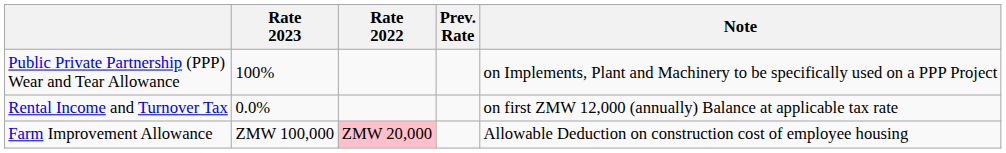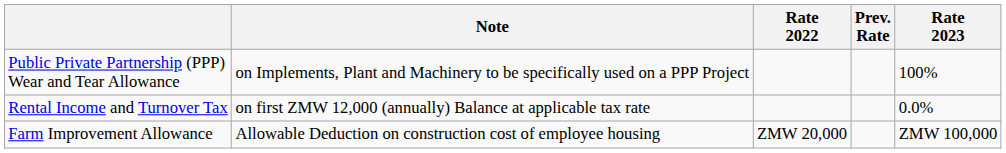columns swapped: (285, 27) <-> (740, 27)
(387, 134) pink background -> (802, 134) no background
